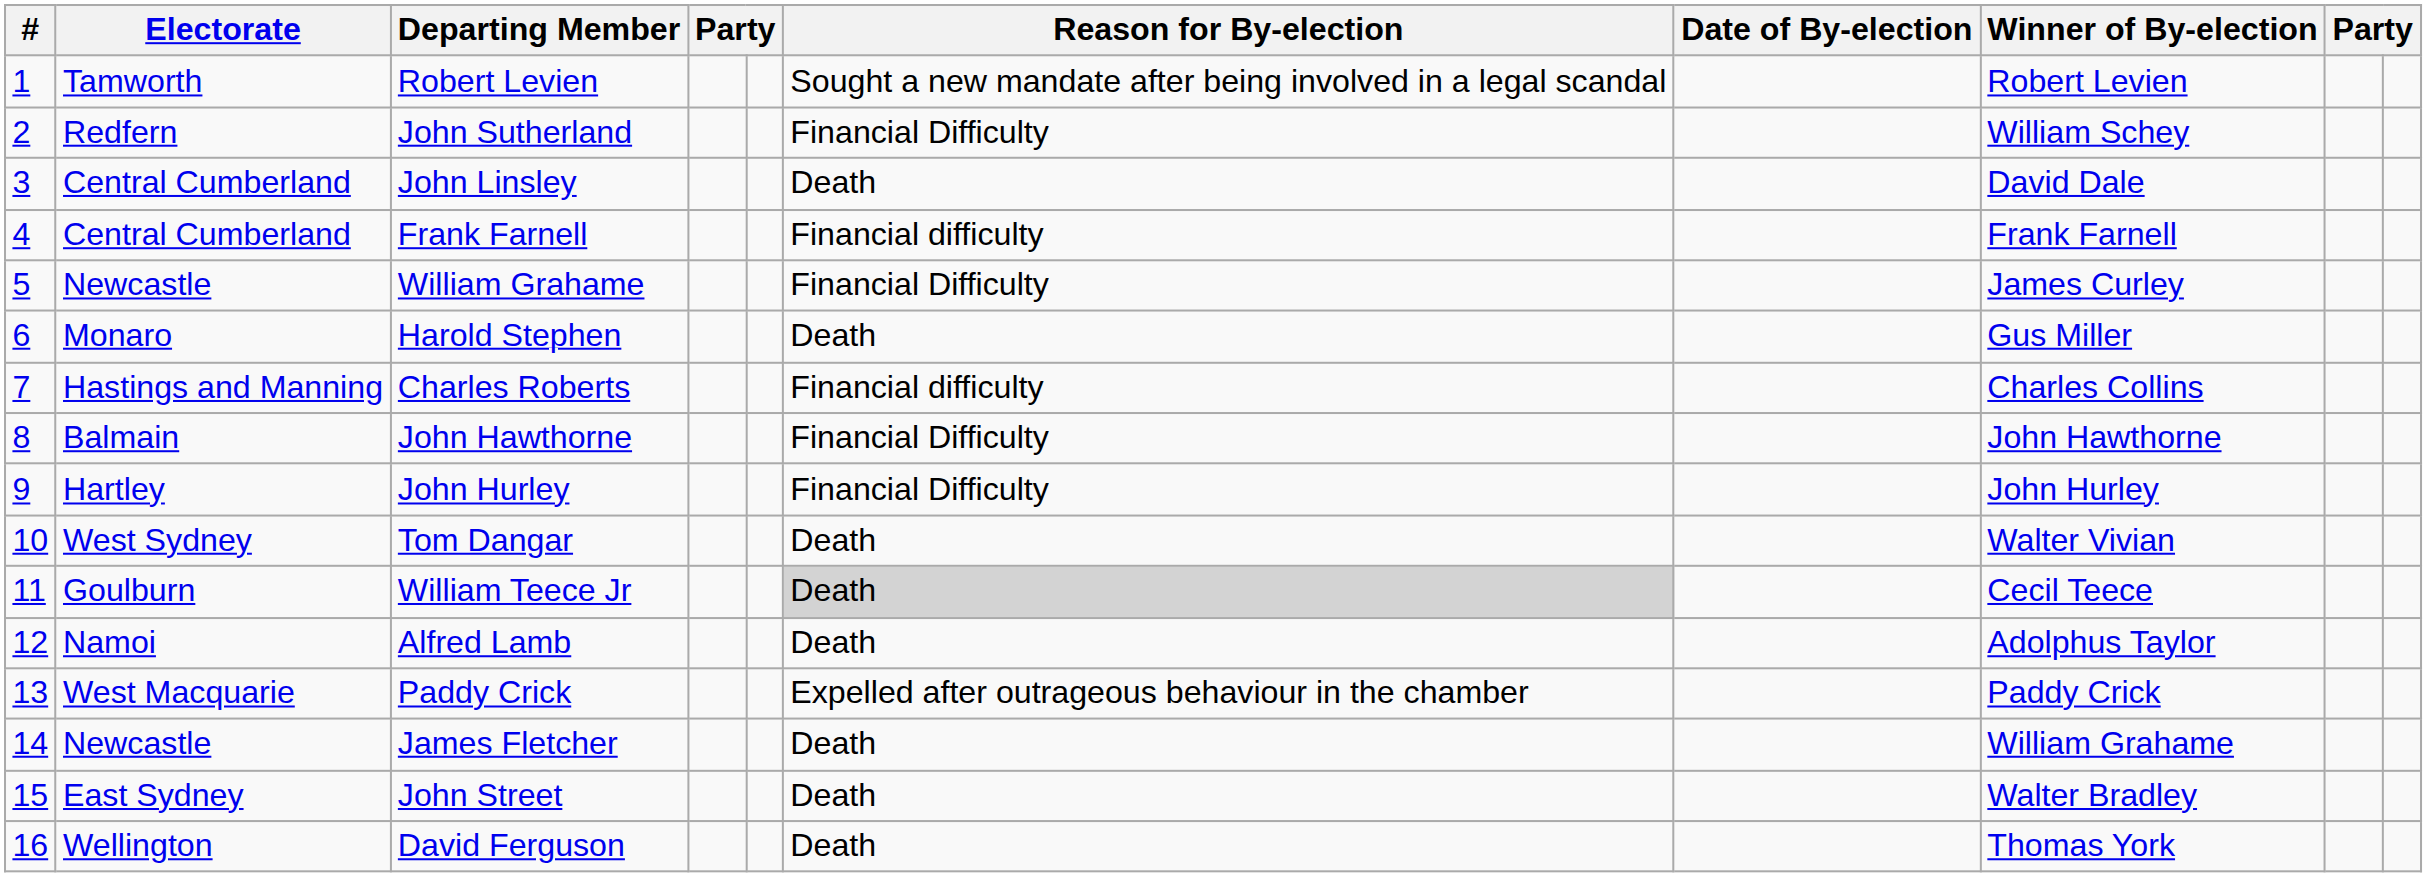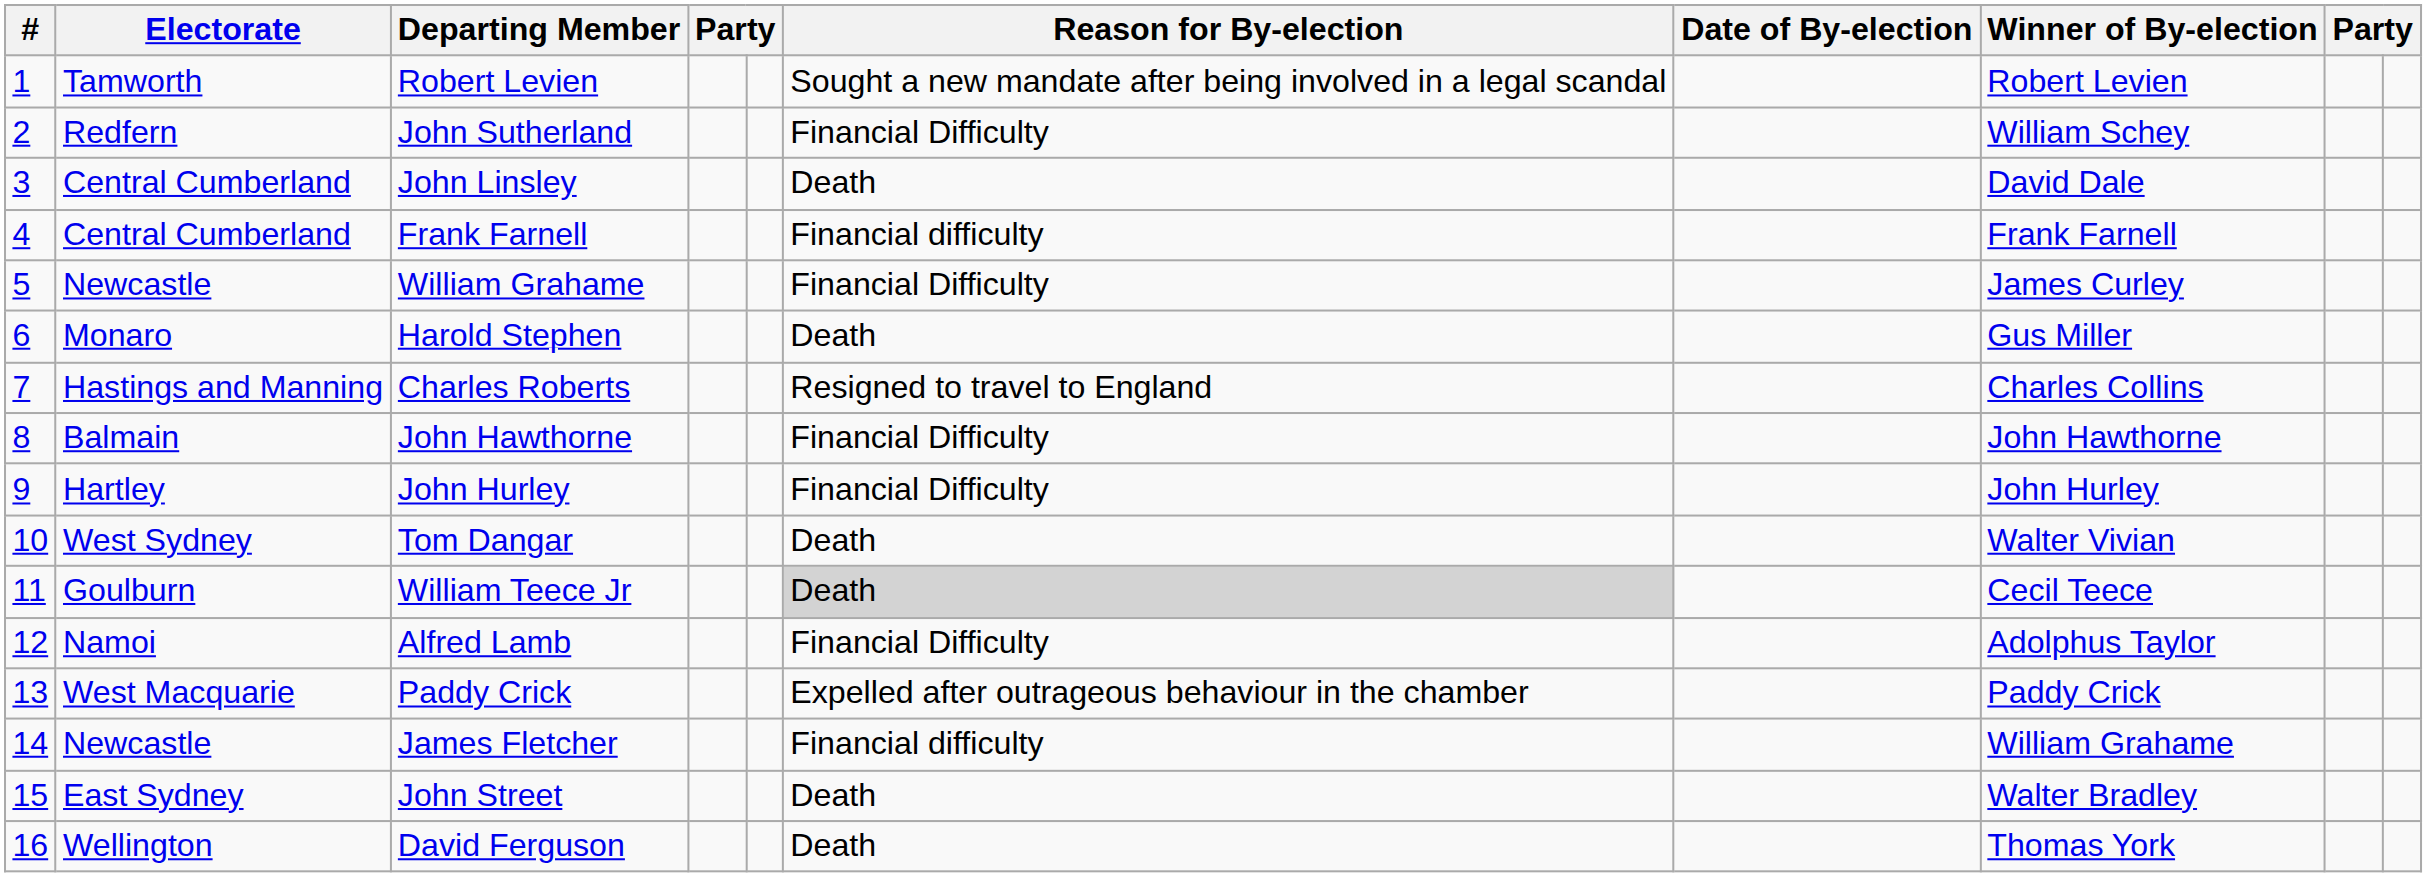(917, 387) Financial difficulty -> (1001, 387) Resigned to travel to England
(833, 642) Death -> (920, 642) Financial Difficulty
(833, 744) Death -> (917, 744) Financial difficulty
